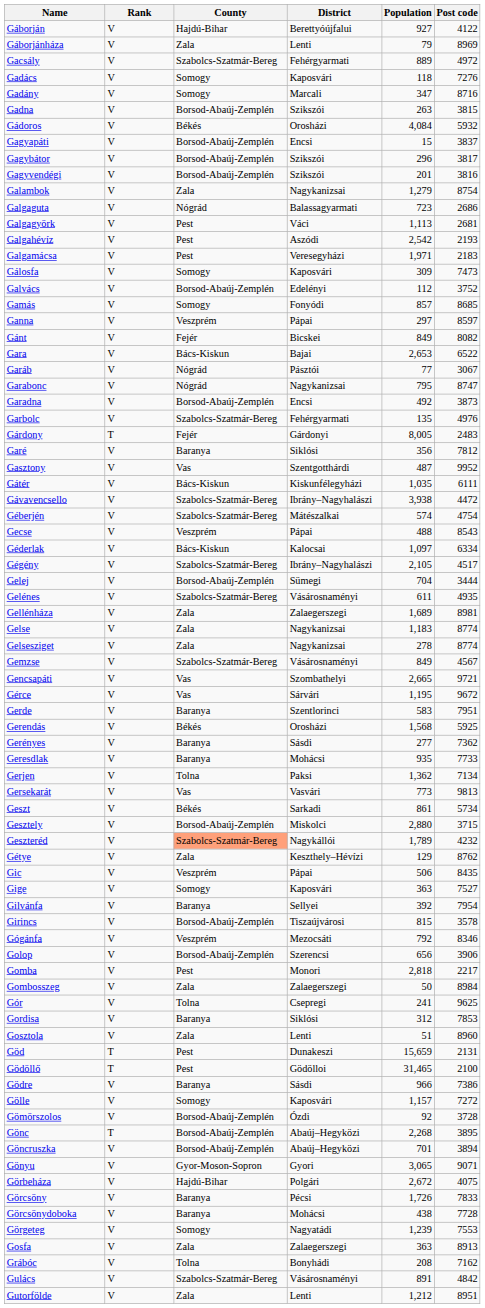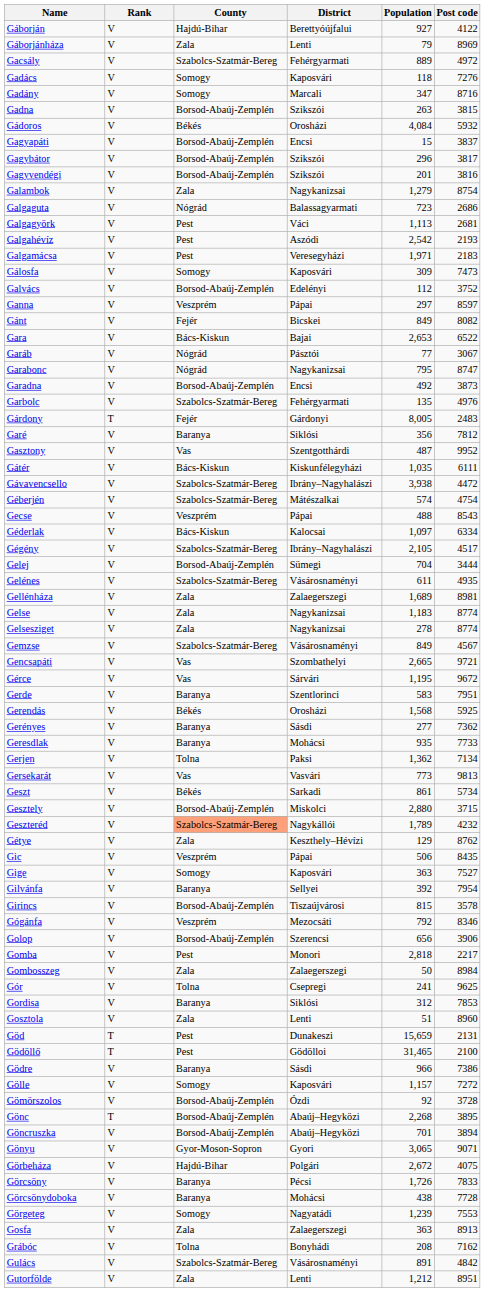- row: (21, 304)
